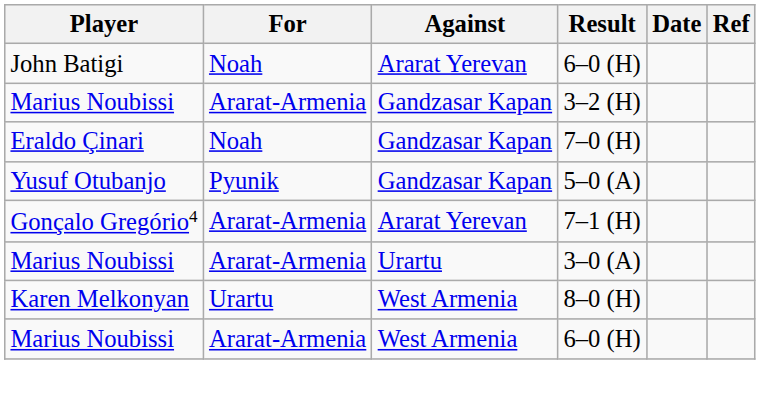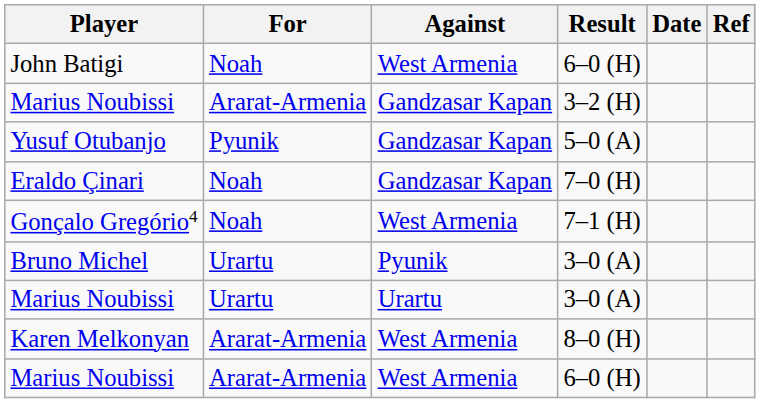(452, 63) Ararat Yerevan -> (447, 63) West Armenia
rows swapped: (88, 180) <-> (77, 141)
(288, 220) Ararat-Armenia -> (236, 220) Noah
(452, 220) Ararat Yerevan -> (447, 220) West Armenia
+ row: (79, 260)
(288, 260) Ararat-Armenia -> (241, 299) Urartu
(241, 299) Urartu -> (288, 338) Ararat-Armenia
